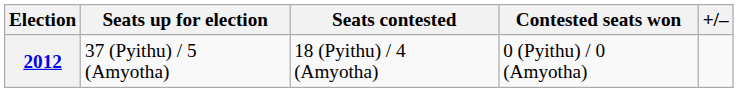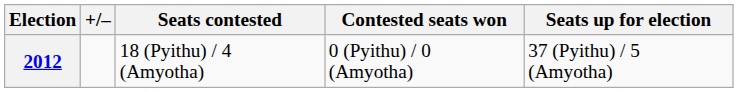columns swapped: (185, 19) <-> (716, 19)
